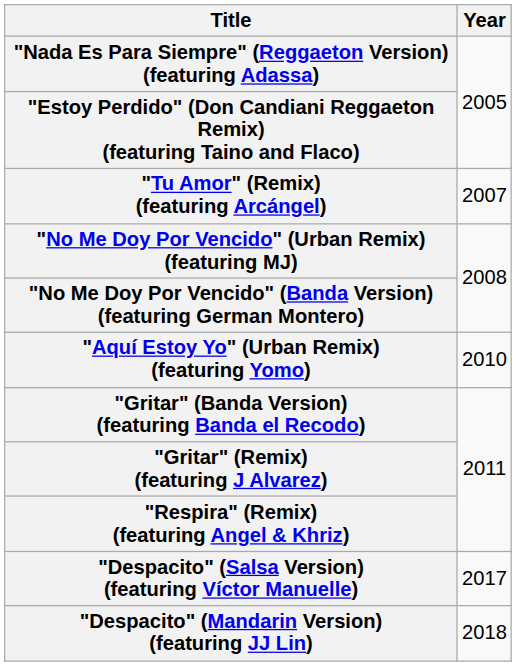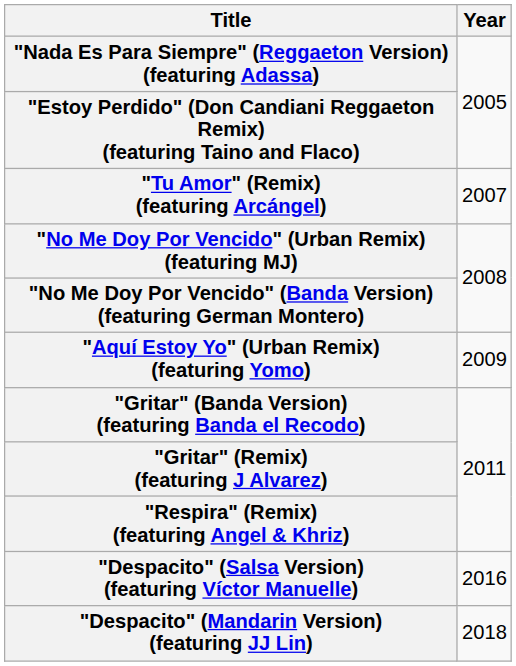(485, 359) 2010 -> (485, 359) 2009
(485, 578) 2017 -> (485, 578) 2016
